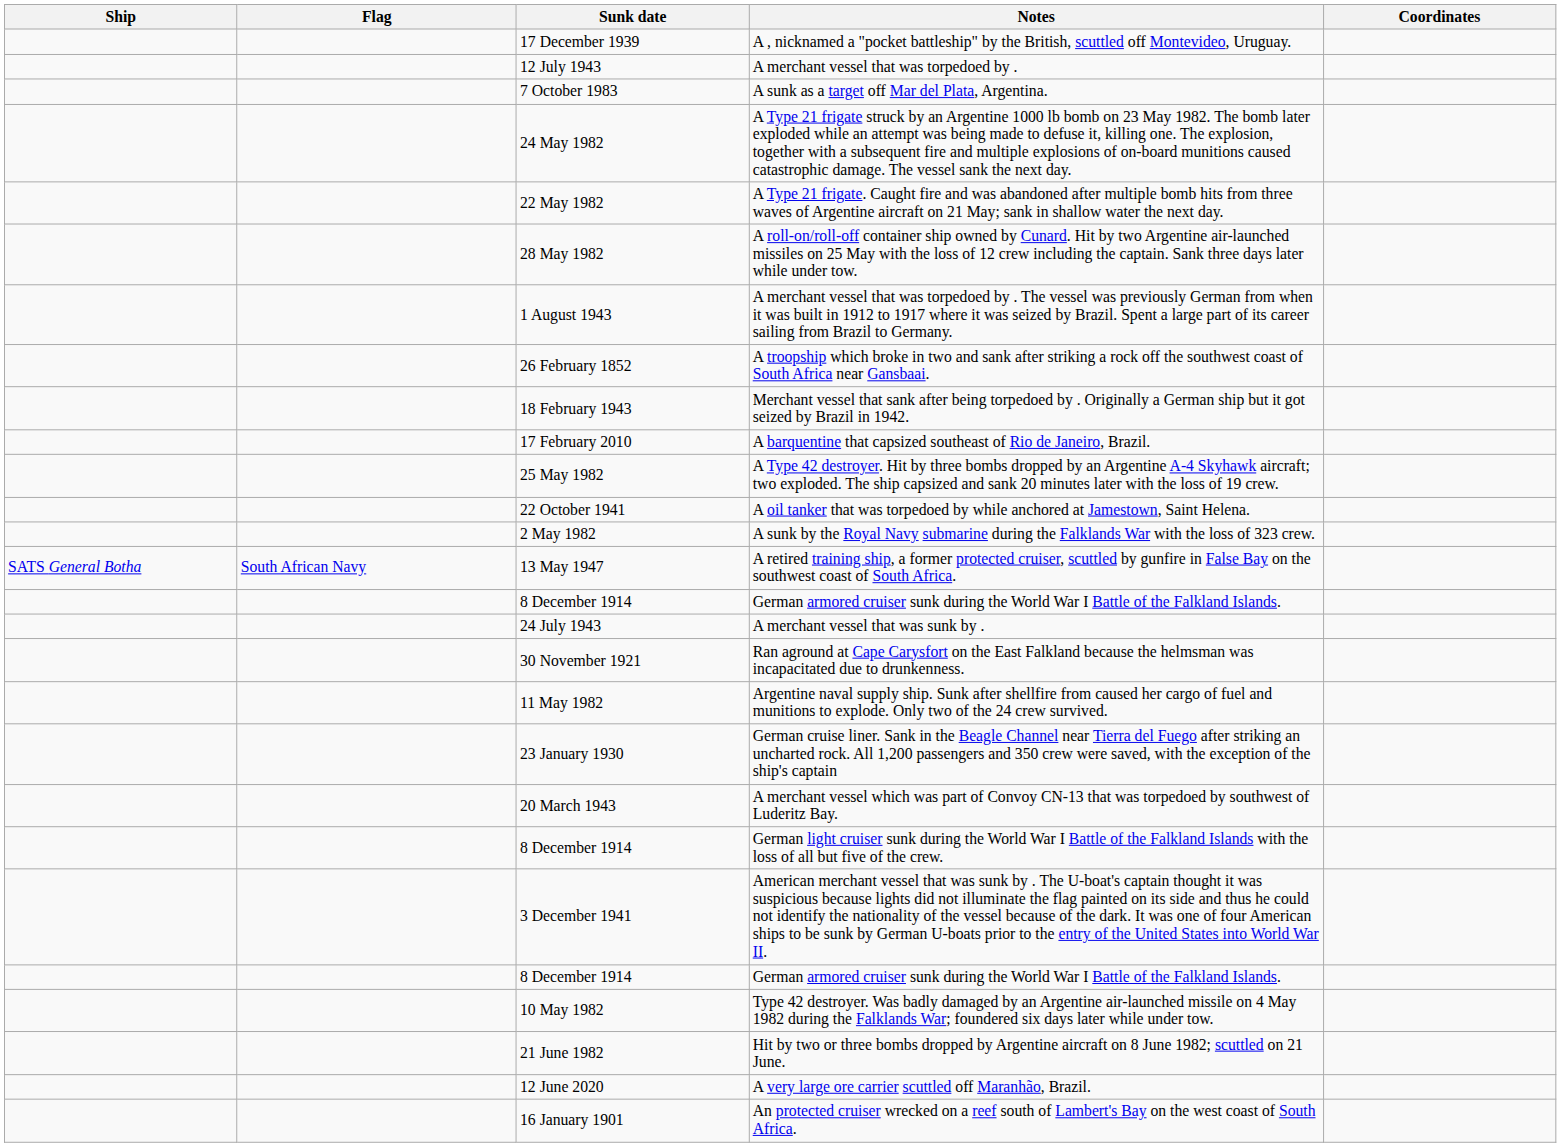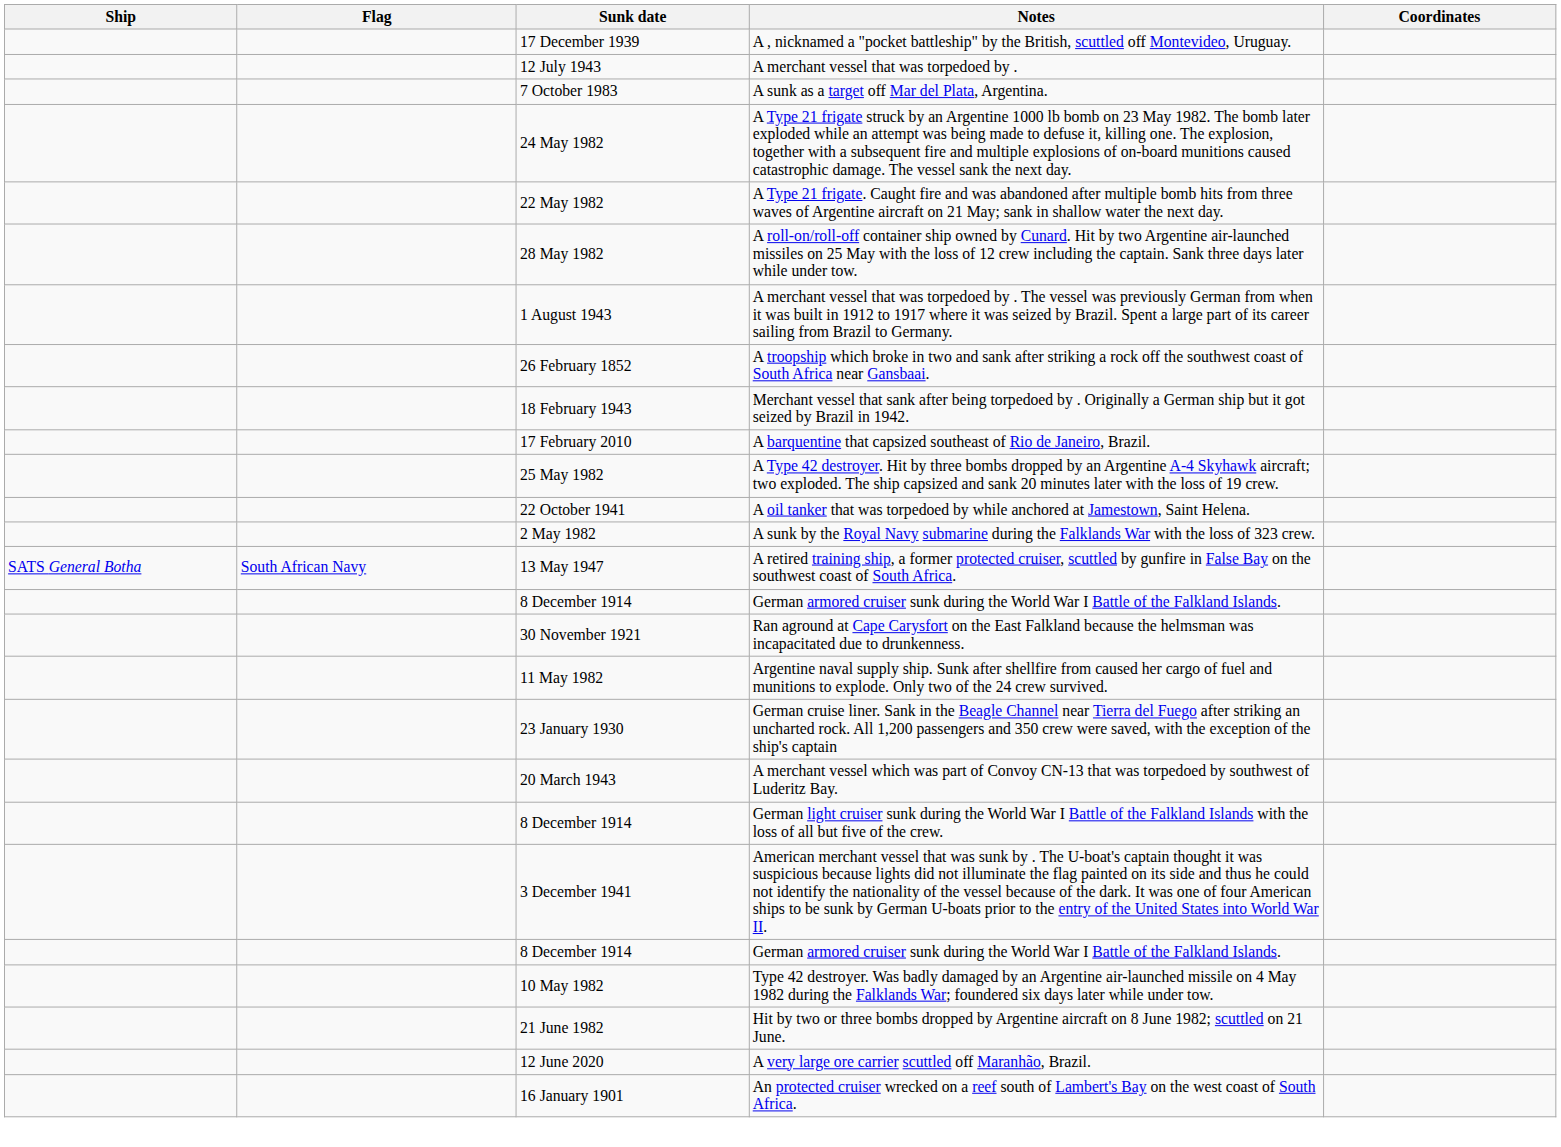- row: (561, 626)
